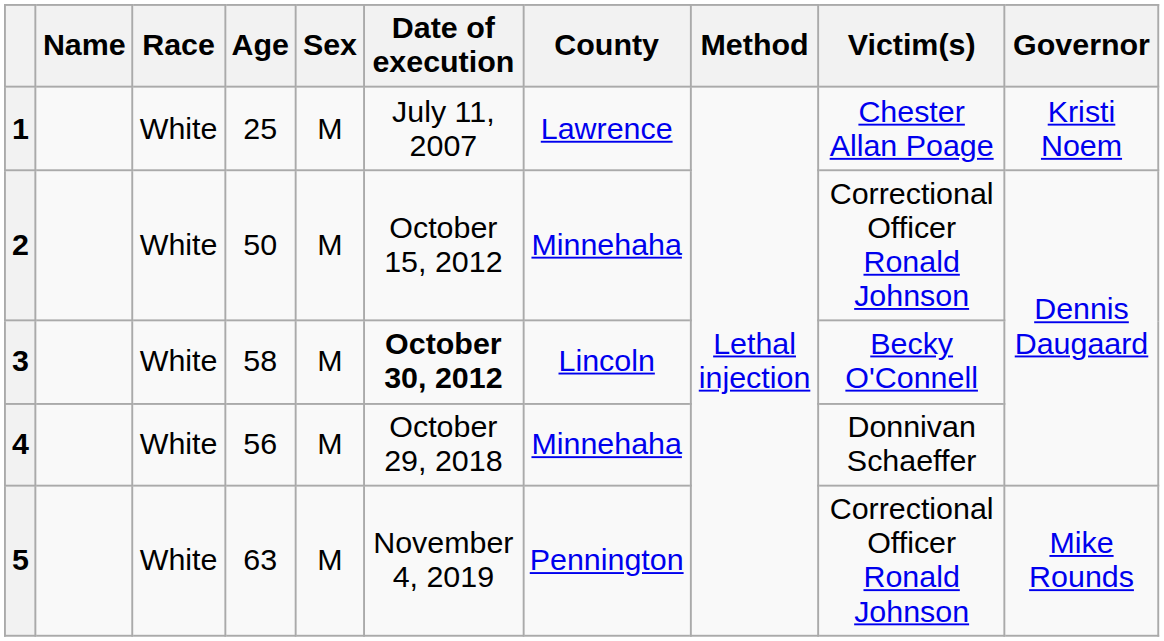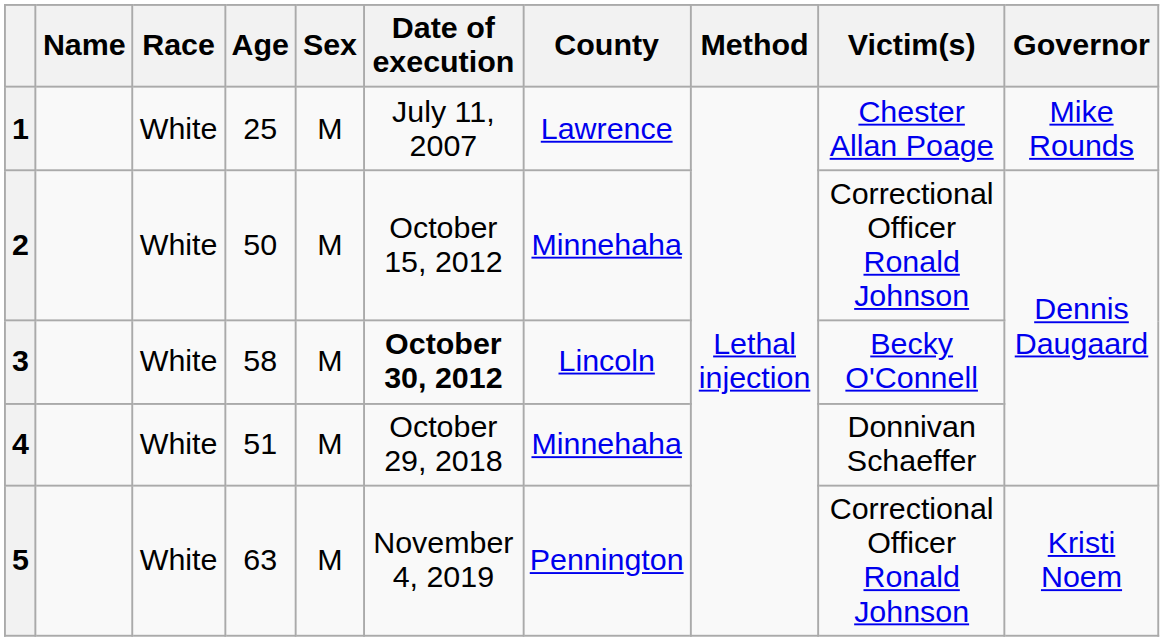(1082, 128) Kristi Noem -> (1082, 128) Mike Rounds
(260, 443) 56 -> (260, 443) 51
(1082, 560) Mike Rounds -> (1082, 560) Kristi Noem
